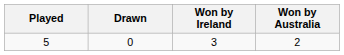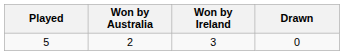columns swapped: (297, 19) <-> (130, 19)
